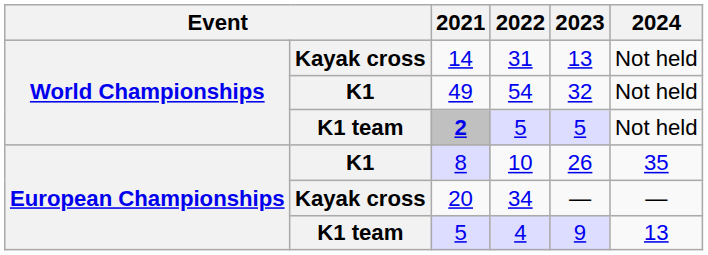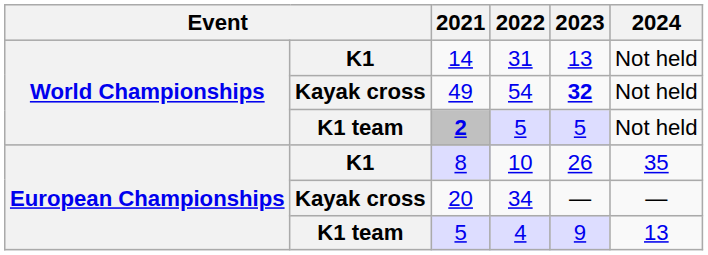(360, 58) Kayak cross -> (360, 58) K1
(360, 93) K1 -> (360, 93) Kayak cross
(580, 93) normal -> (580, 93) bold
